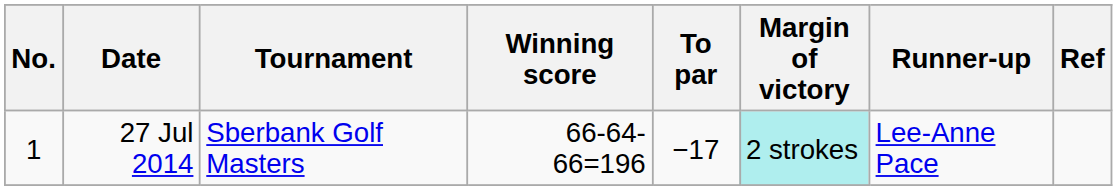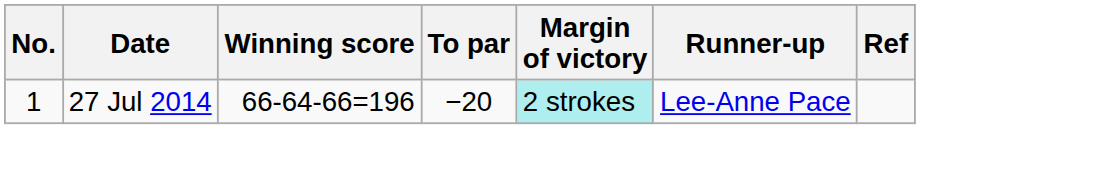- column: (334, 58)
(696, 148) −17 -> (469, 102) −20
